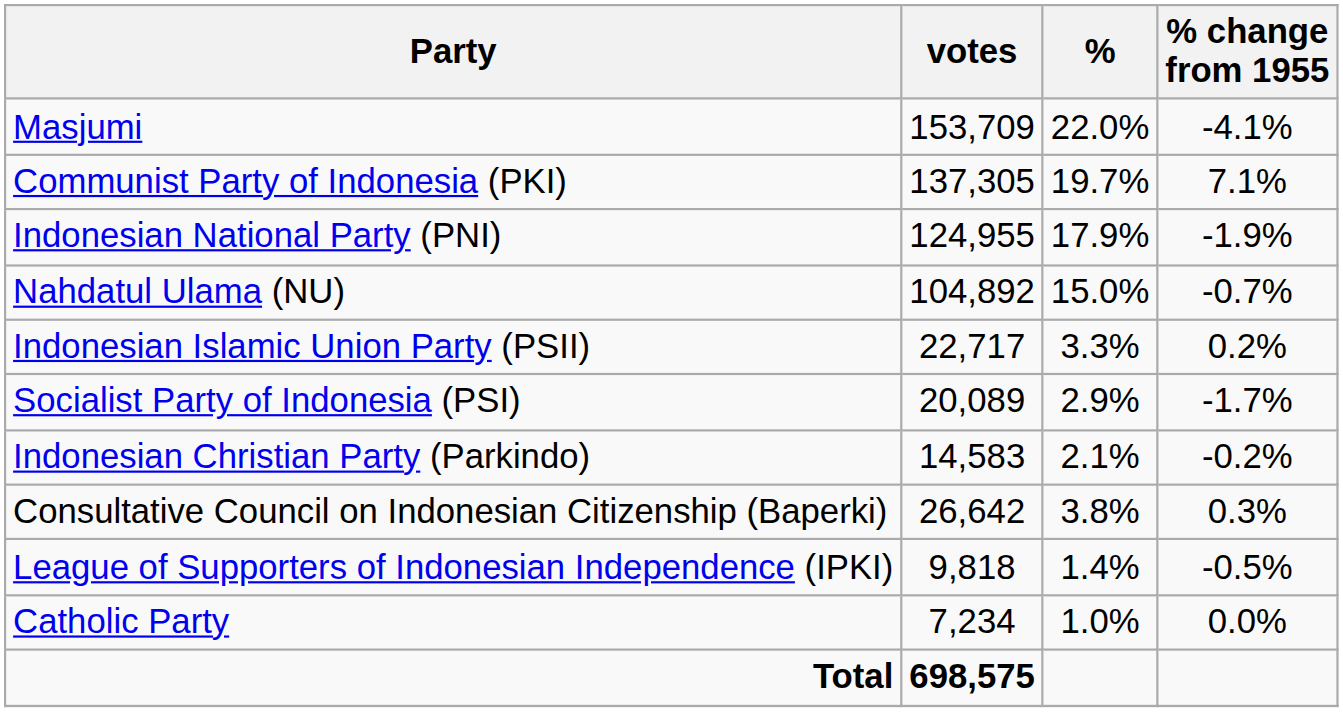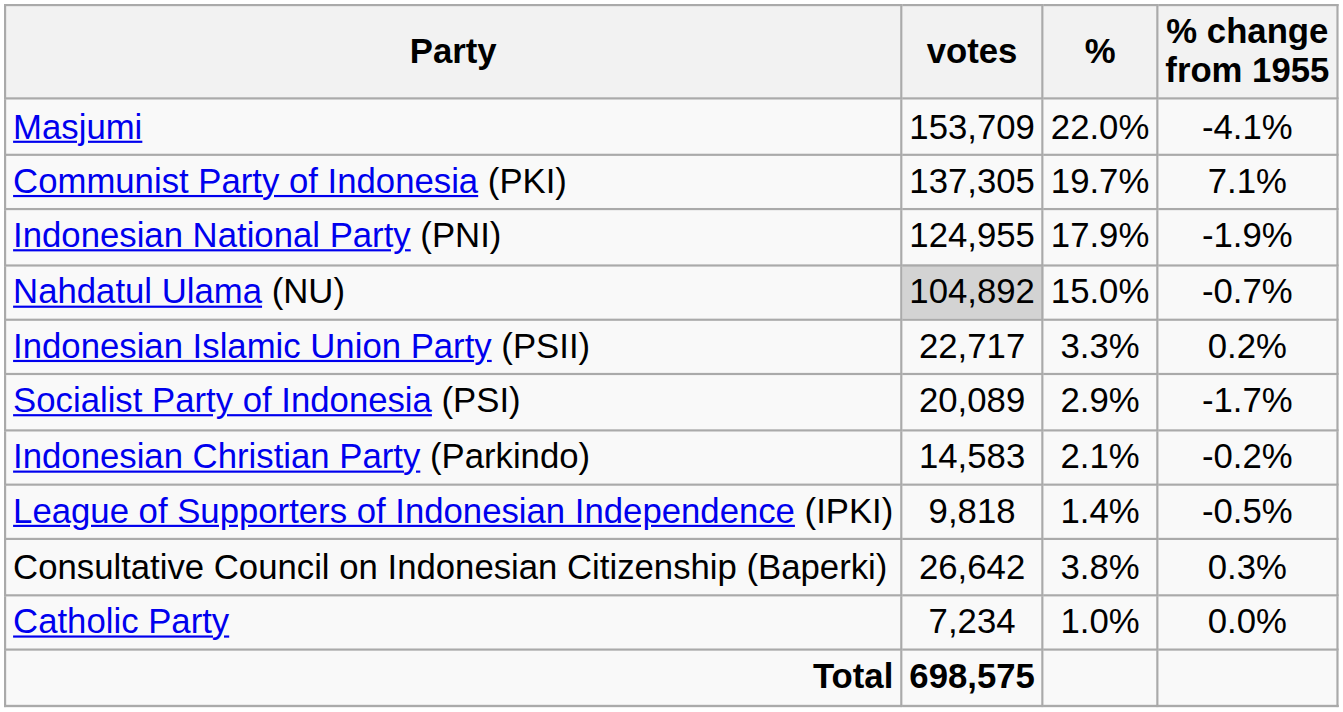(972, 291) no background -> (972, 291) lightgrey background
rows swapped: (450, 511) <-> (453, 566)
